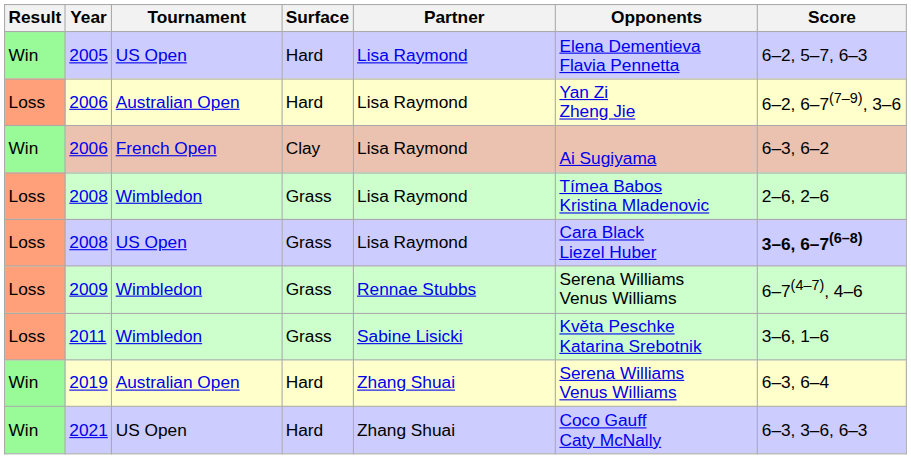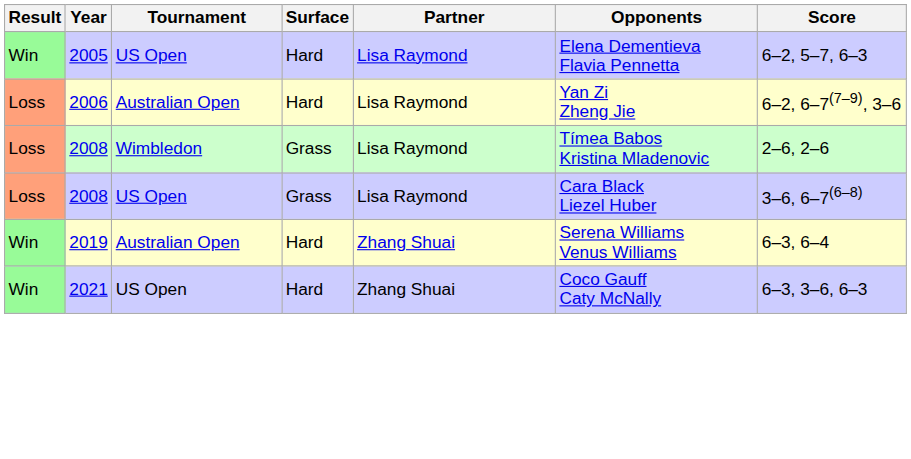- row: (89, 149)
(812, 242) bold -> (812, 195) normal
- row: (89, 289)
- row: (88, 336)
